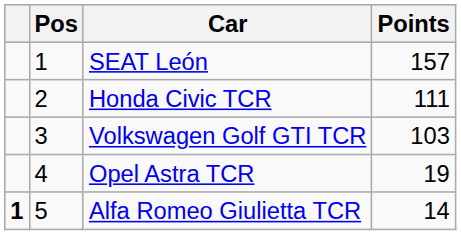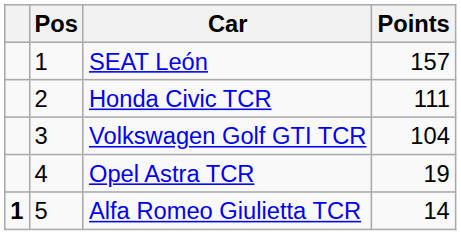(430, 136) 103 -> (430, 136) 104
